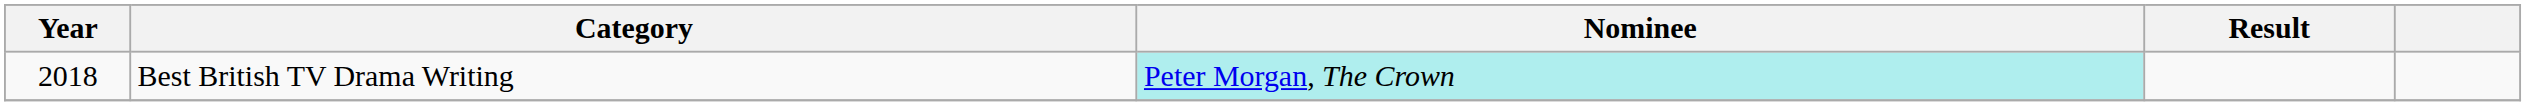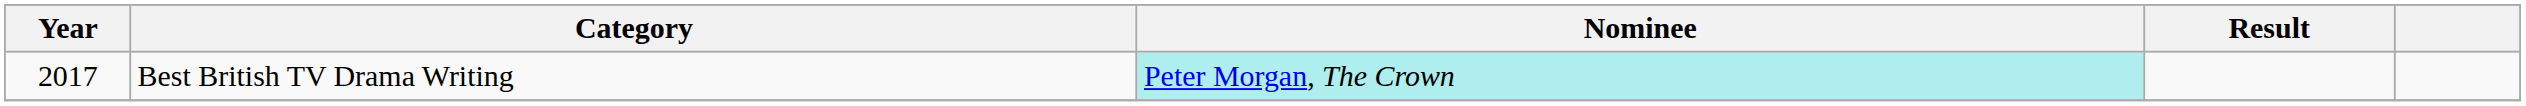(68, 75) 2018 -> (68, 75) 2017
